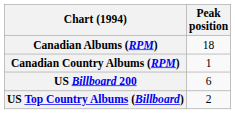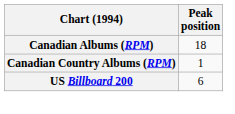- row: (95, 99)
